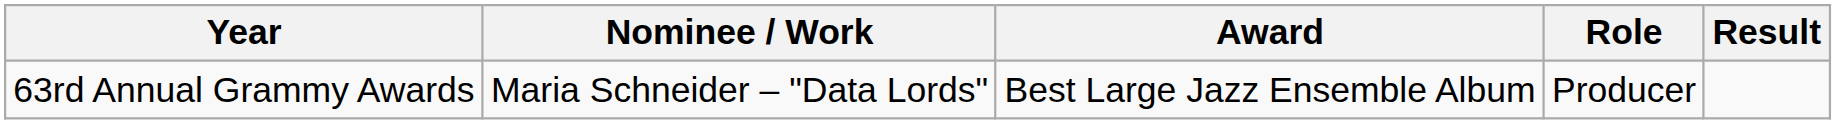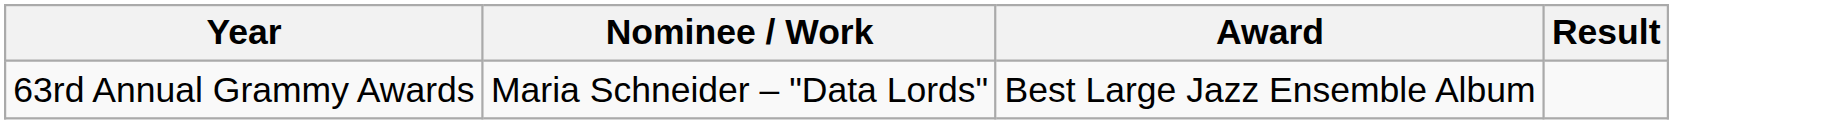- column: (1624, 32)
